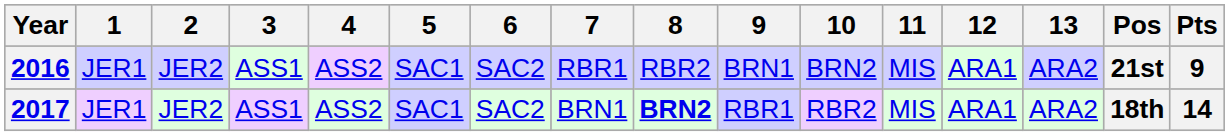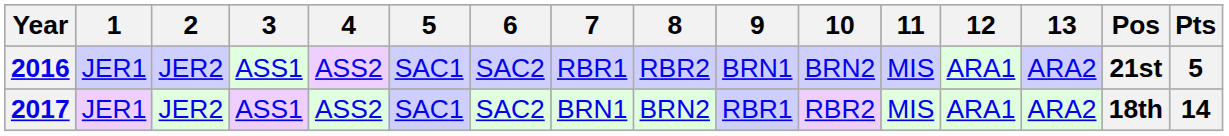(1197, 67) 9 -> (1196, 67) 5
(675, 109) bold -> (675, 109) normal
